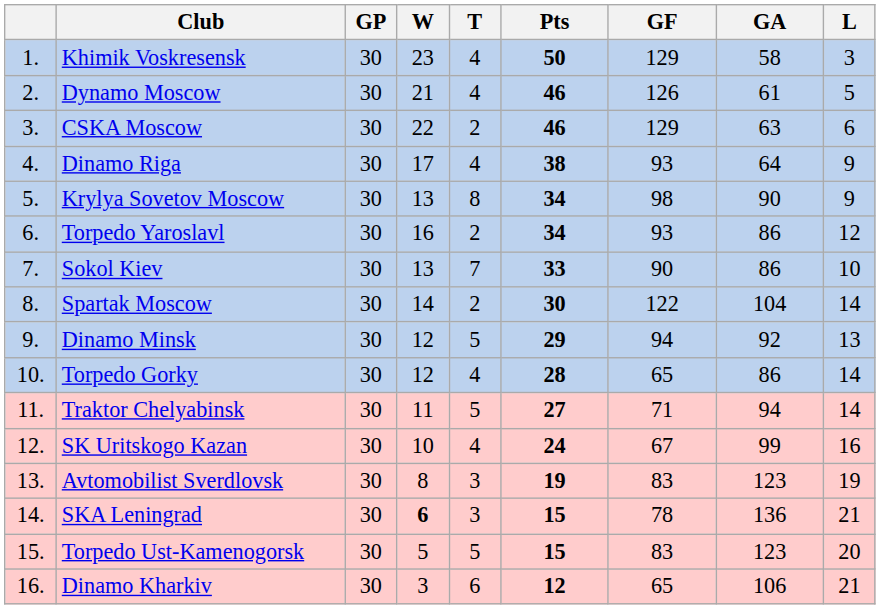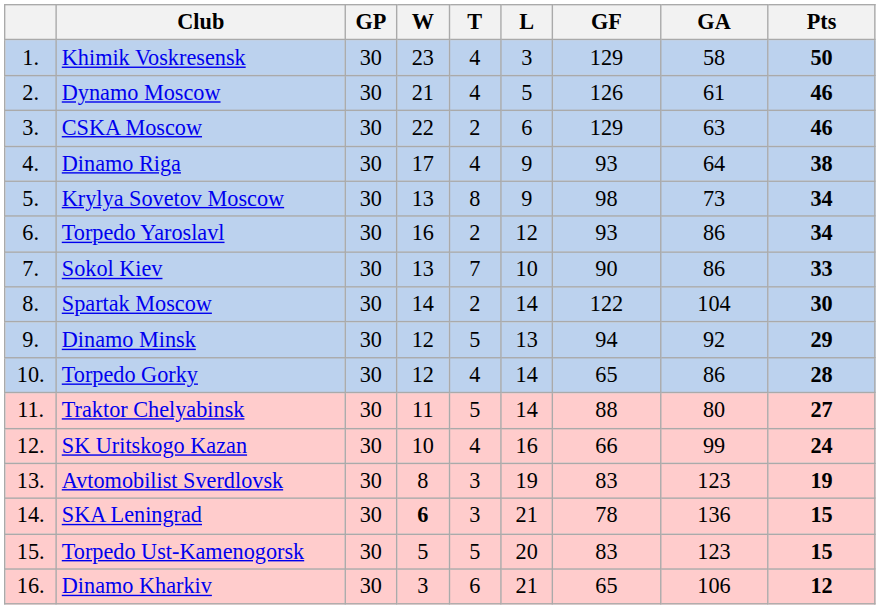columns swapped: (849, 22) <-> (555, 22)
(770, 198) 90 -> (714, 198) 73
(662, 410) 71 -> (606, 410) 88
(770, 410) 94 -> (714, 410) 80
(662, 445) 67 -> (606, 445) 66
